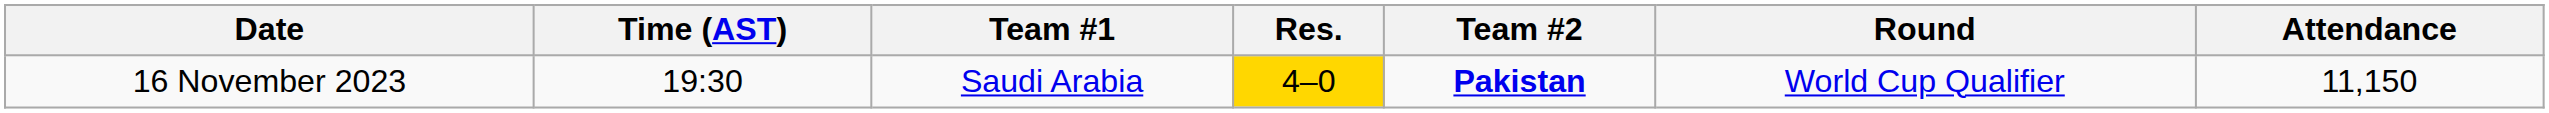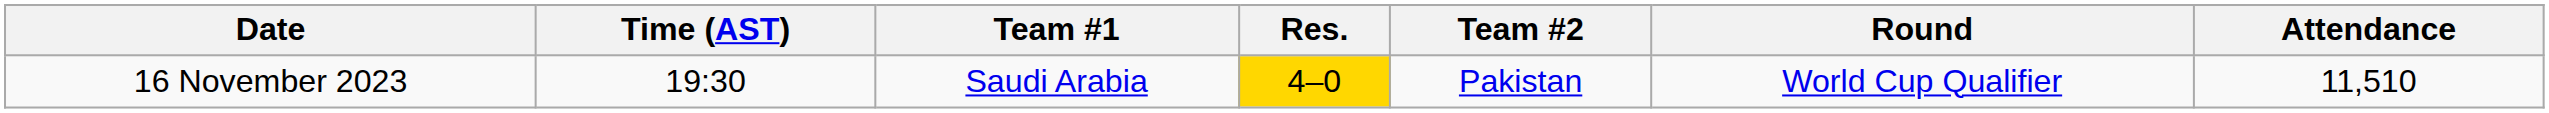(1520, 81) bold -> (1521, 81) normal
(2369, 81) 11,150 -> (2369, 81) 11,510
